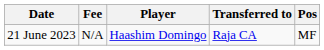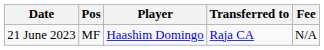columns swapped: (307, 14) <-> (93, 14)
